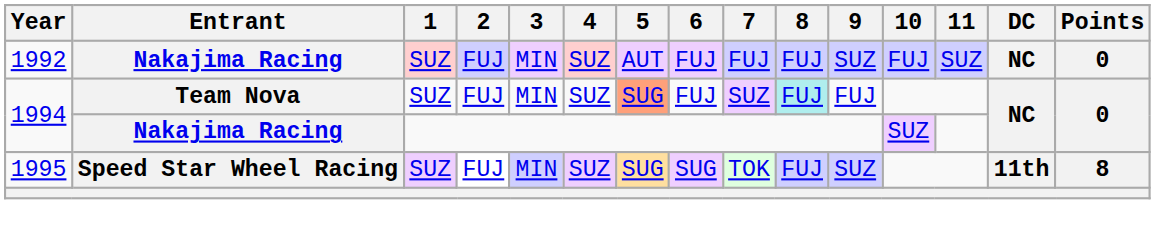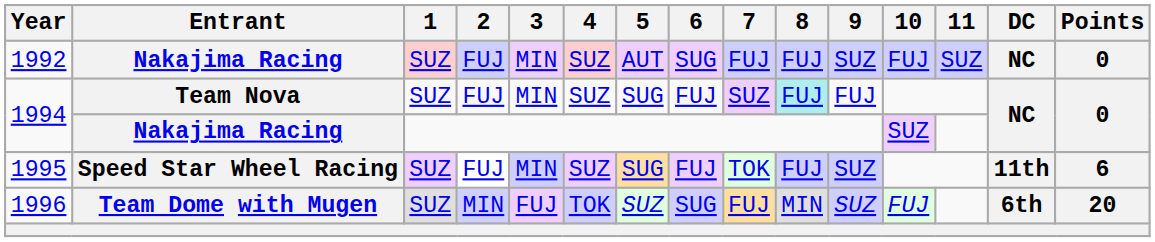(696, 60) FUJ -> (696, 60) SUG
(643, 96) lightsalmon background -> (643, 96) no background
(696, 170) SUG -> (696, 170) FUJ
(1103, 170) 8 -> (1103, 170) 6
+ row: (39, 206)
